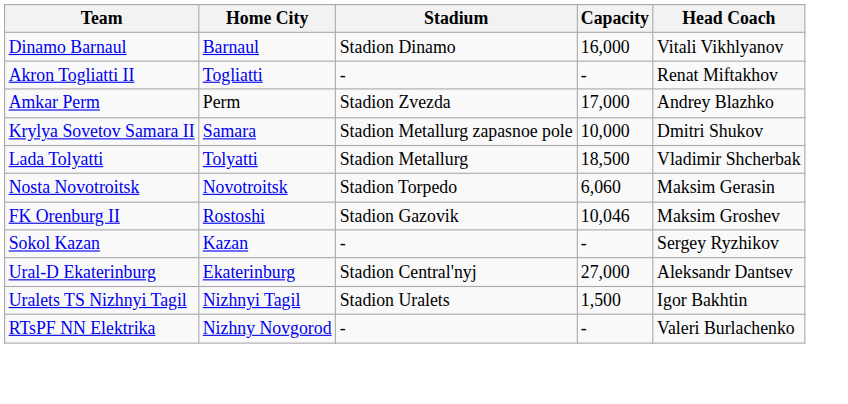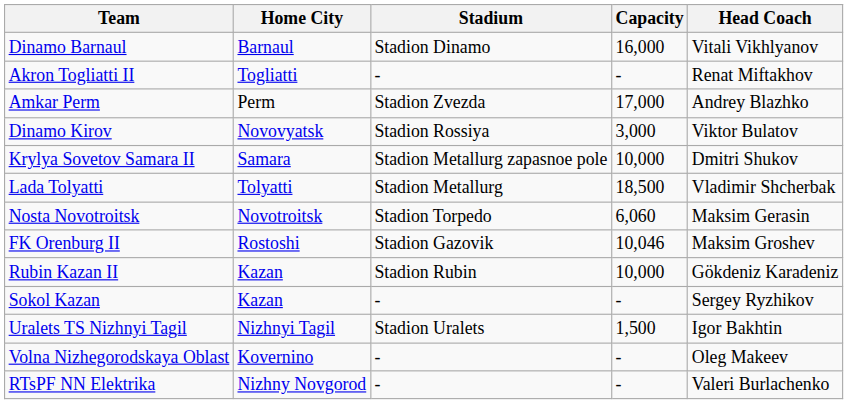+ row: (60, 131)
+ row: (63, 272)
- row: (82, 272)
+ row: (119, 356)
